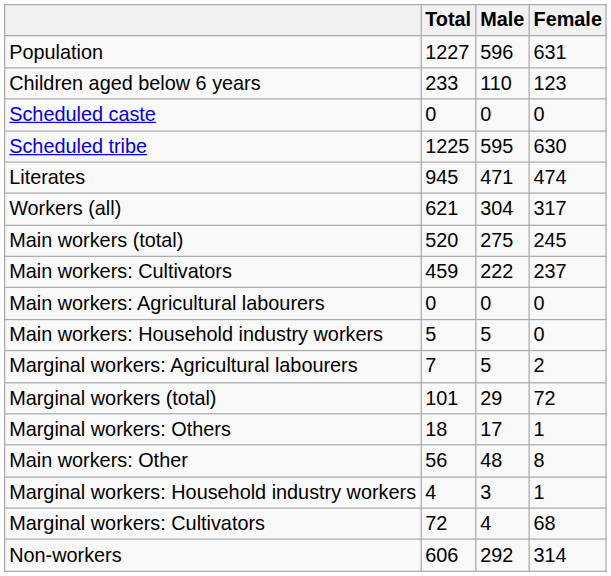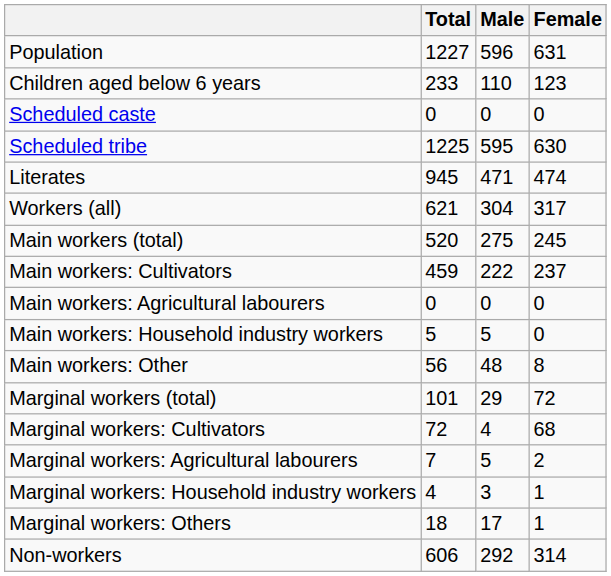rows swapped: (99, 460) <-> (183, 366)
rows swapped: (137, 523) <-> (120, 429)
